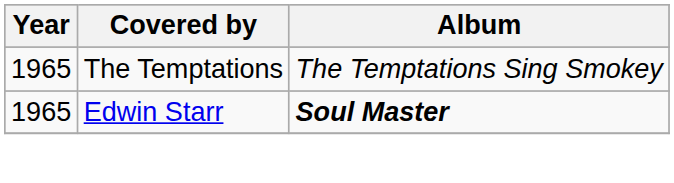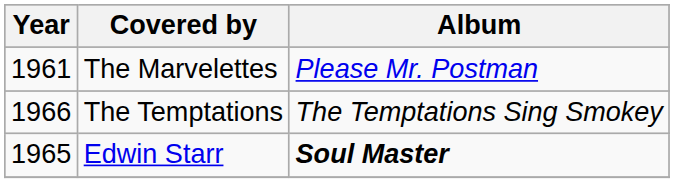+ row: (181, 68)
(41, 68) 1965 -> (41, 111) 1966
